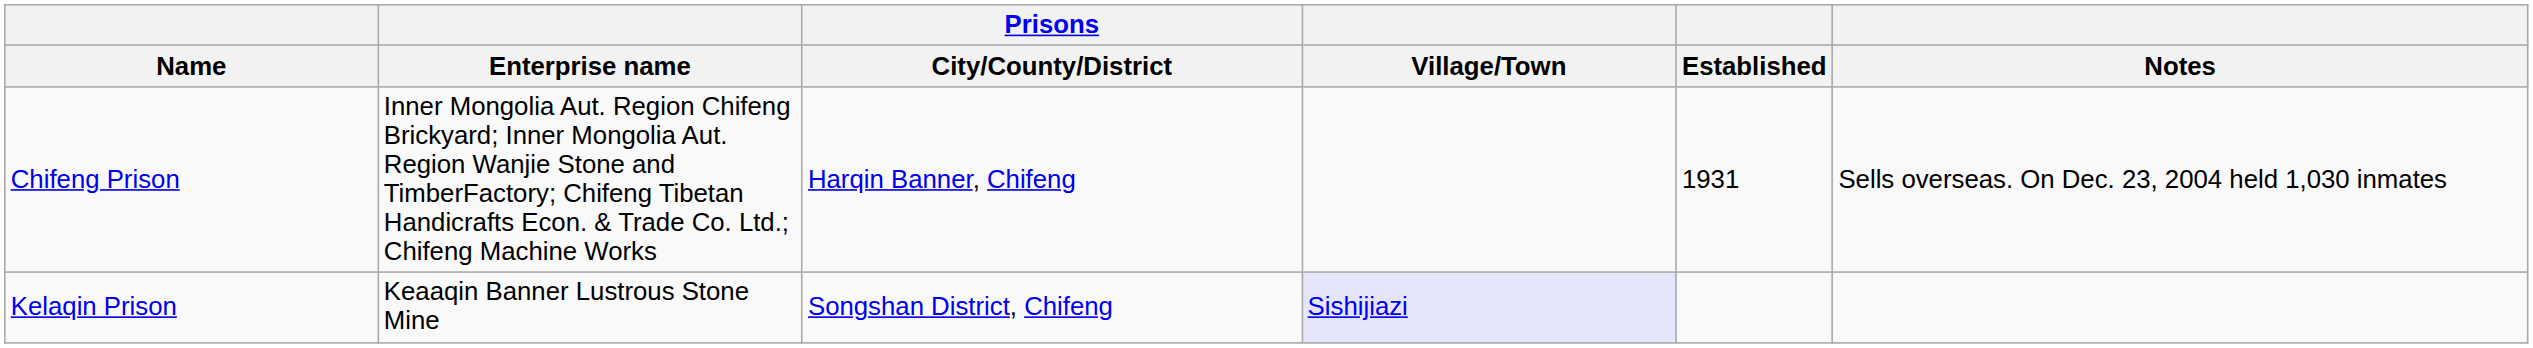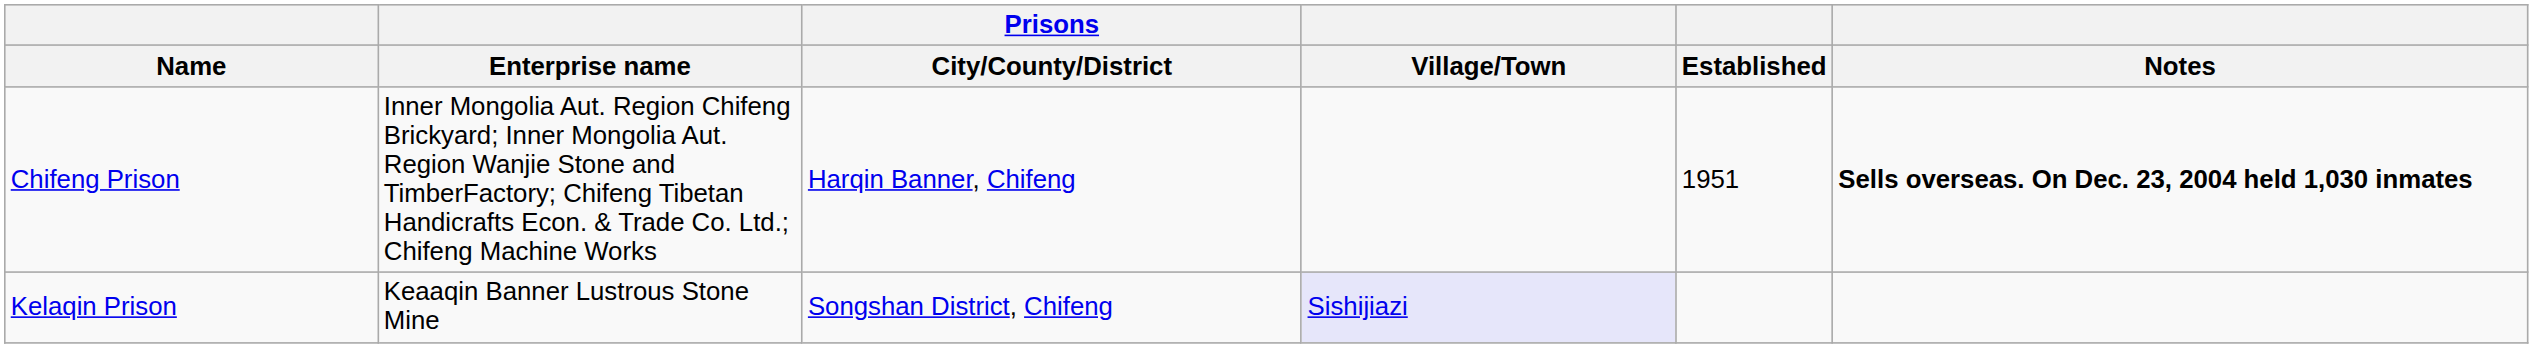(1711, 179) 1931 -> (1711, 179) 1951
(2143, 179) normal -> (2156, 179) bold
